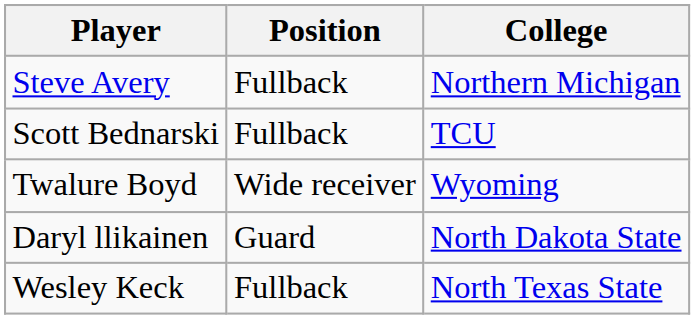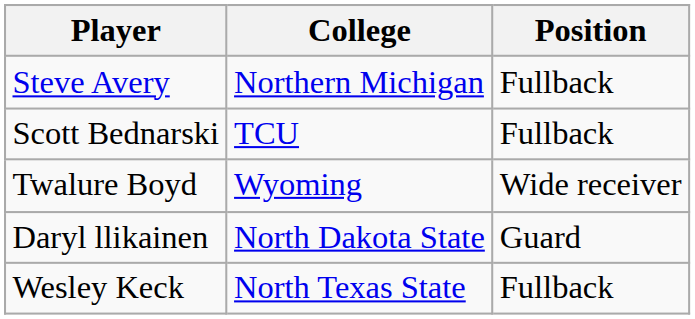columns swapped: (325, 30) <-> (556, 30)
